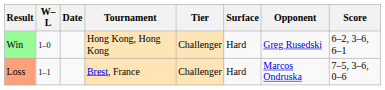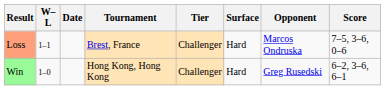rows swapped: (15, 44) <-> (16, 71)
